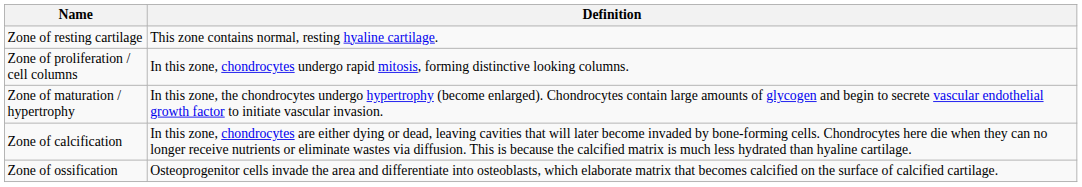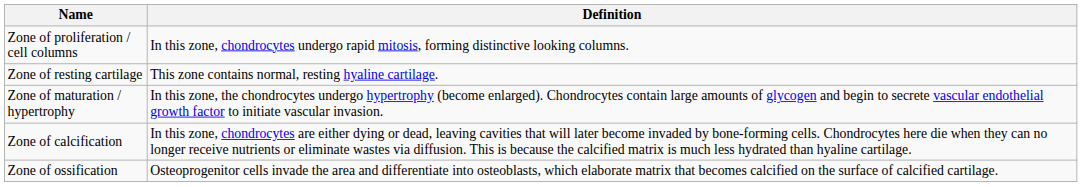rows swapped: (75, 37) <-> (69, 66)
